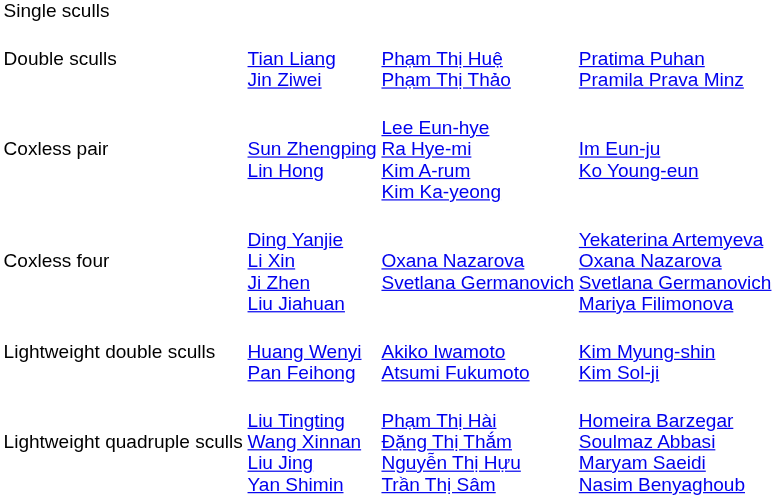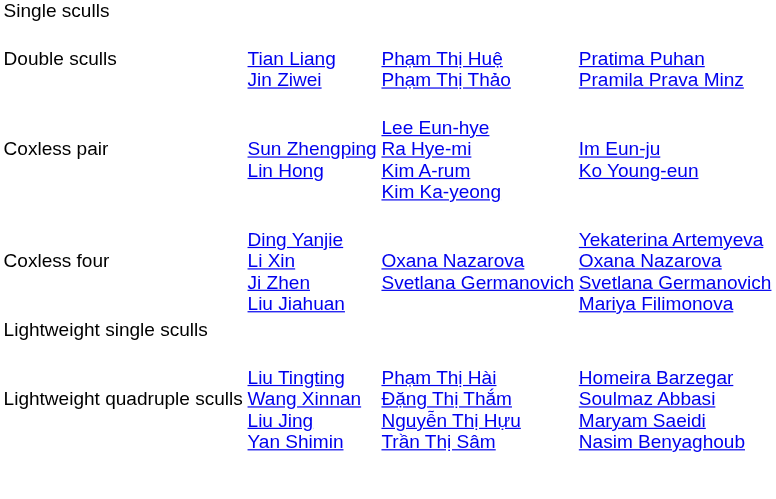+ row: (106, 330)
- row: (109, 351)
